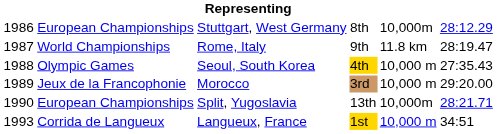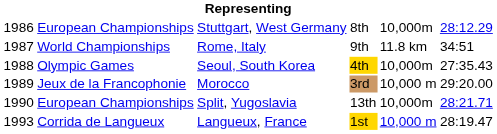(466, 46) 28:19.47 -> (457, 46) 34:51
(408, 65) 10,000 m -> (406, 65) 10,000m
(457, 121) 34:51 -> (466, 121) 28:19.47
